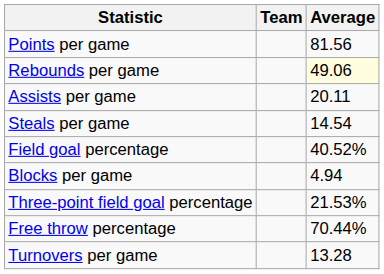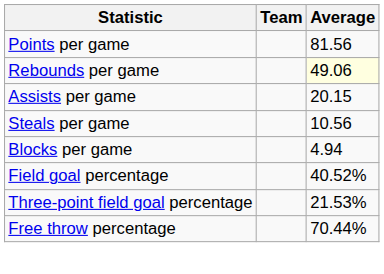(330, 96) 20.11 -> (331, 96) 20.15
(331, 123) 14.54 -> (331, 123) 10.56
rows swapped: (70, 176) <-> (88, 149)
- row: (83, 255)
